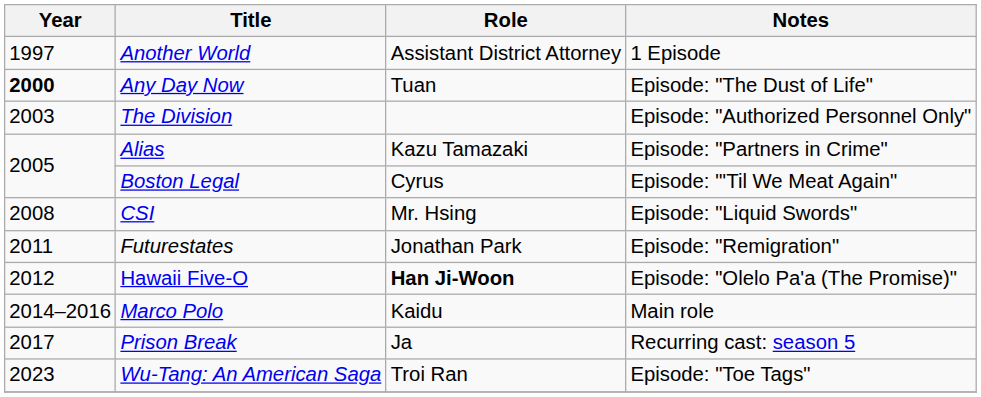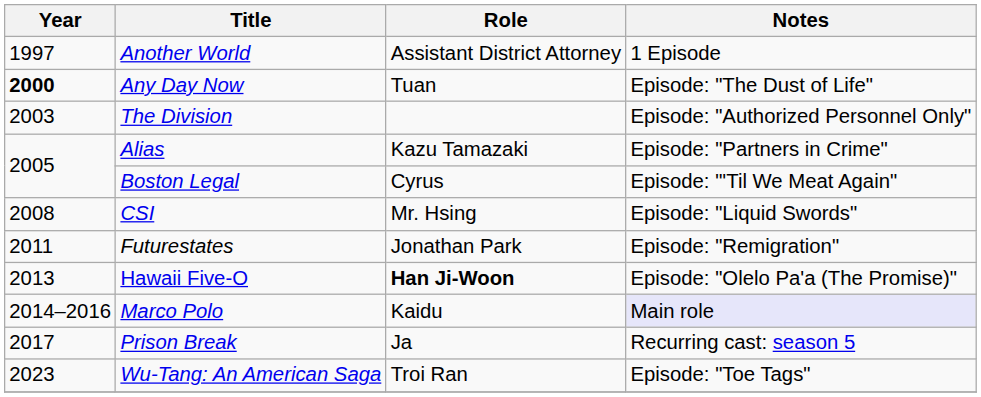(32, 278) 2012 -> (32, 278) 2013
(672, 310) no background -> (672, 310) lavender background
